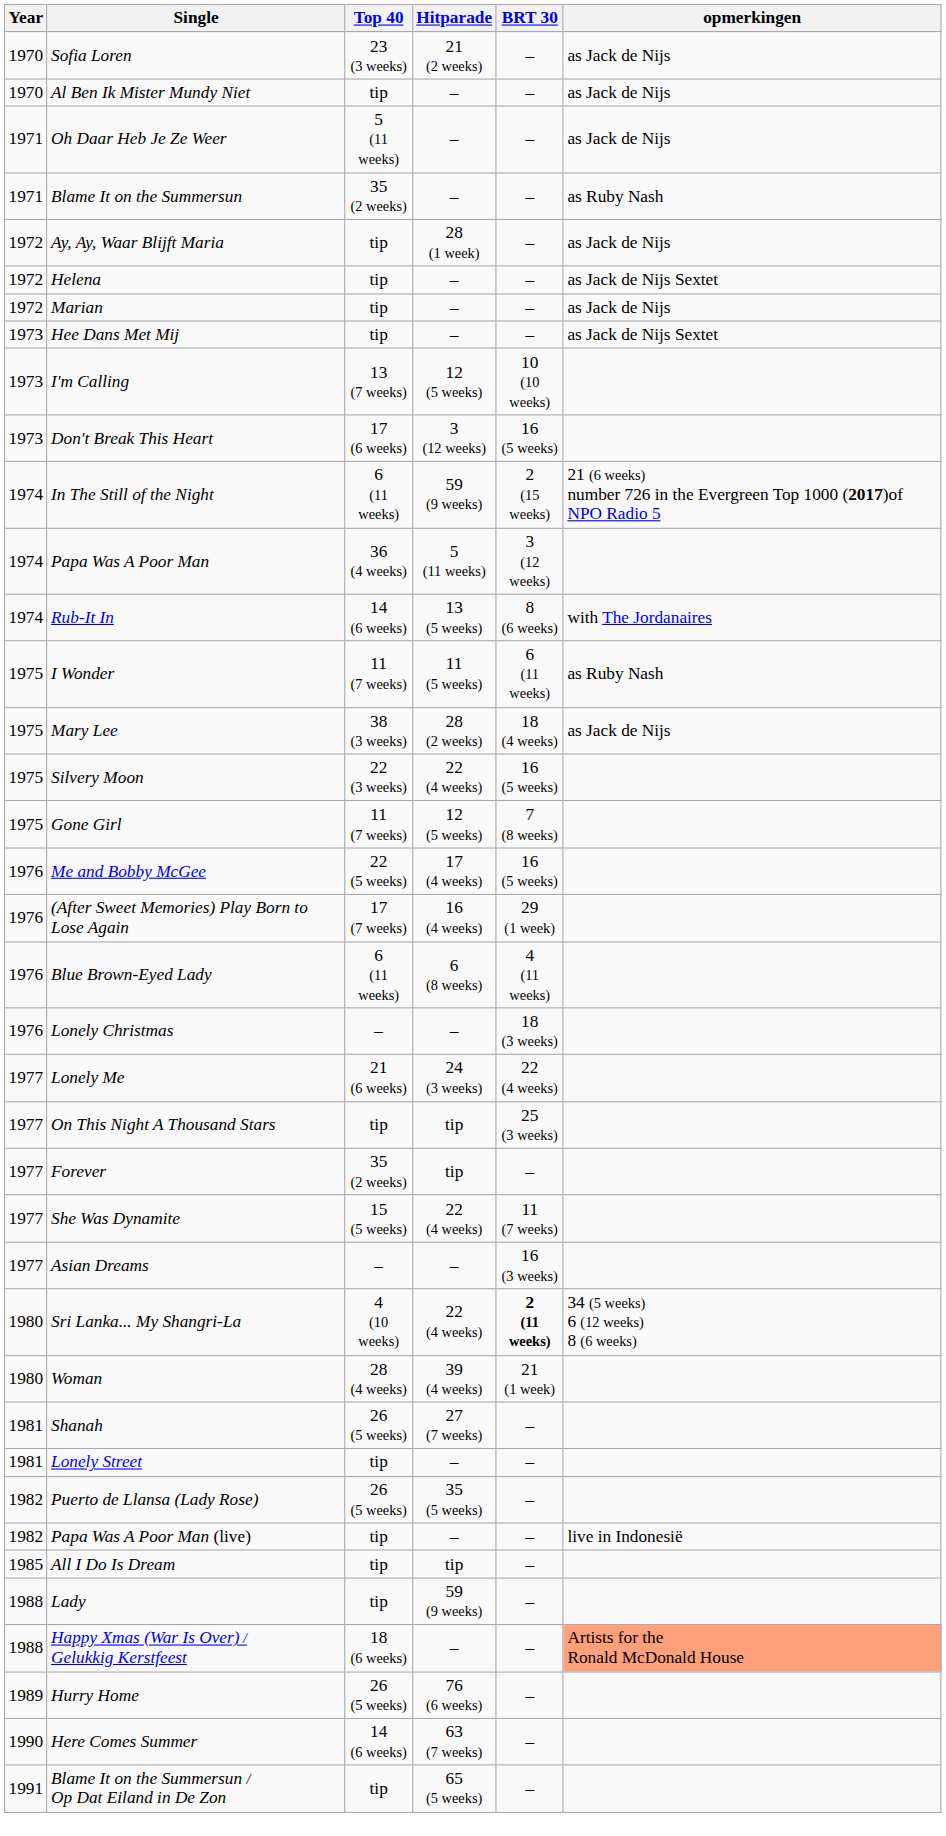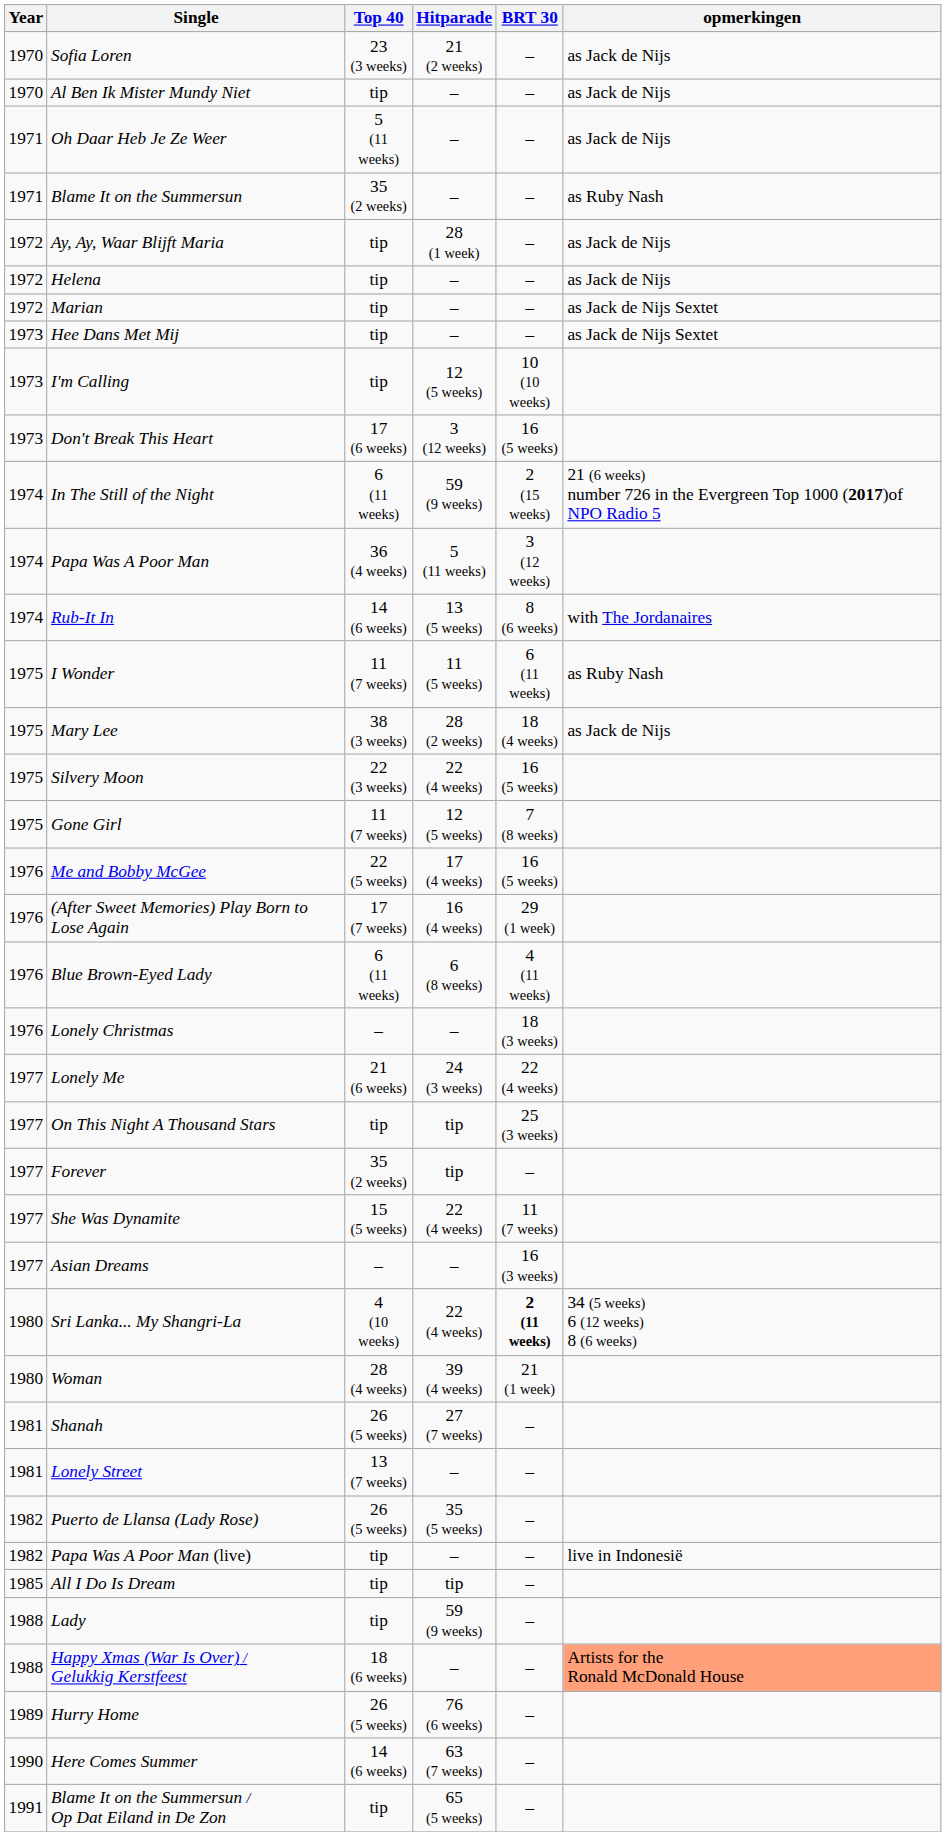(643, 279) as Jack de Nijs Sextet -> (619, 279) as Jack de Nijs
(619, 307) as Jack de Nijs -> (643, 307) as Jack de Nijs Sextet
(379, 381) 13 (7 weeks) -> (379, 381) tip
(379, 1462) tip -> (379, 1472) 13 (7 weeks)
